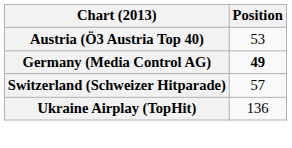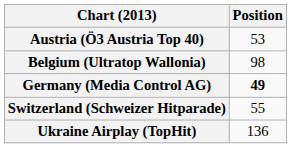+ row: (117, 62)
(258, 85) 57 -> (258, 108) 55
